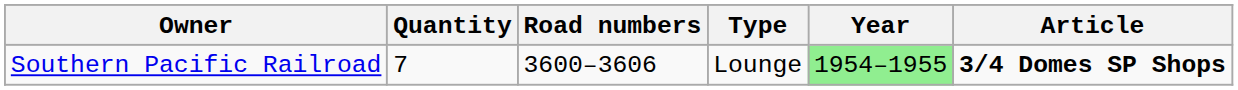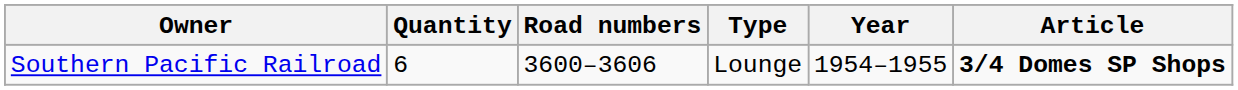(401, 65) 7 -> (401, 65) 6
(881, 65) lightgreen background -> (881, 65) no background
